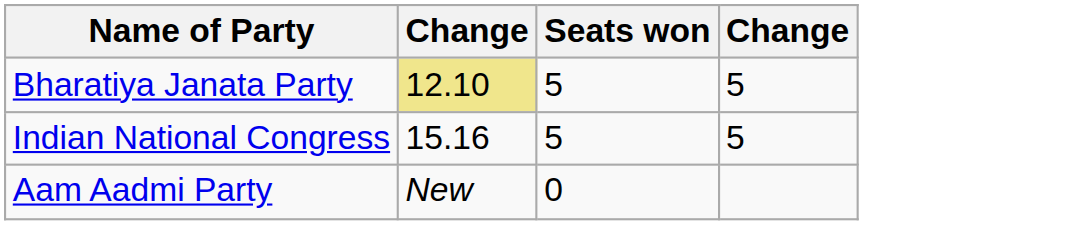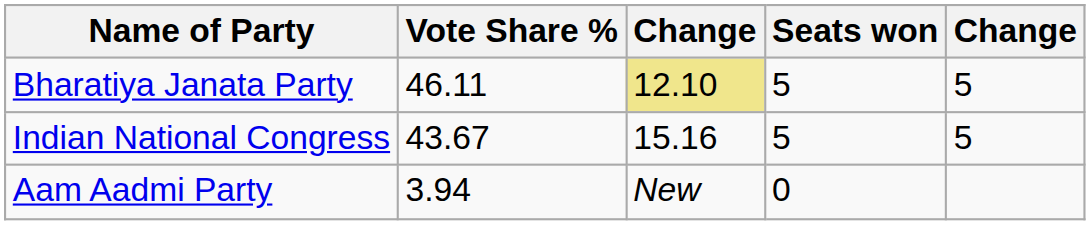+ column: (512, 31)
